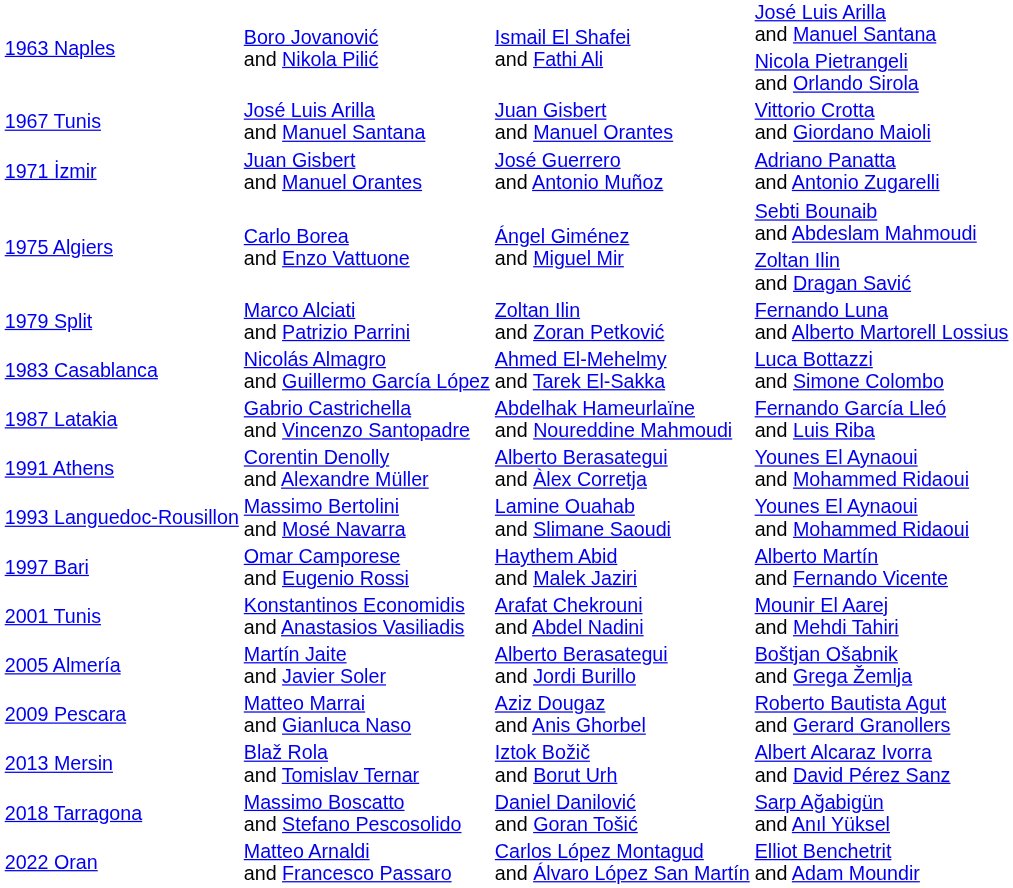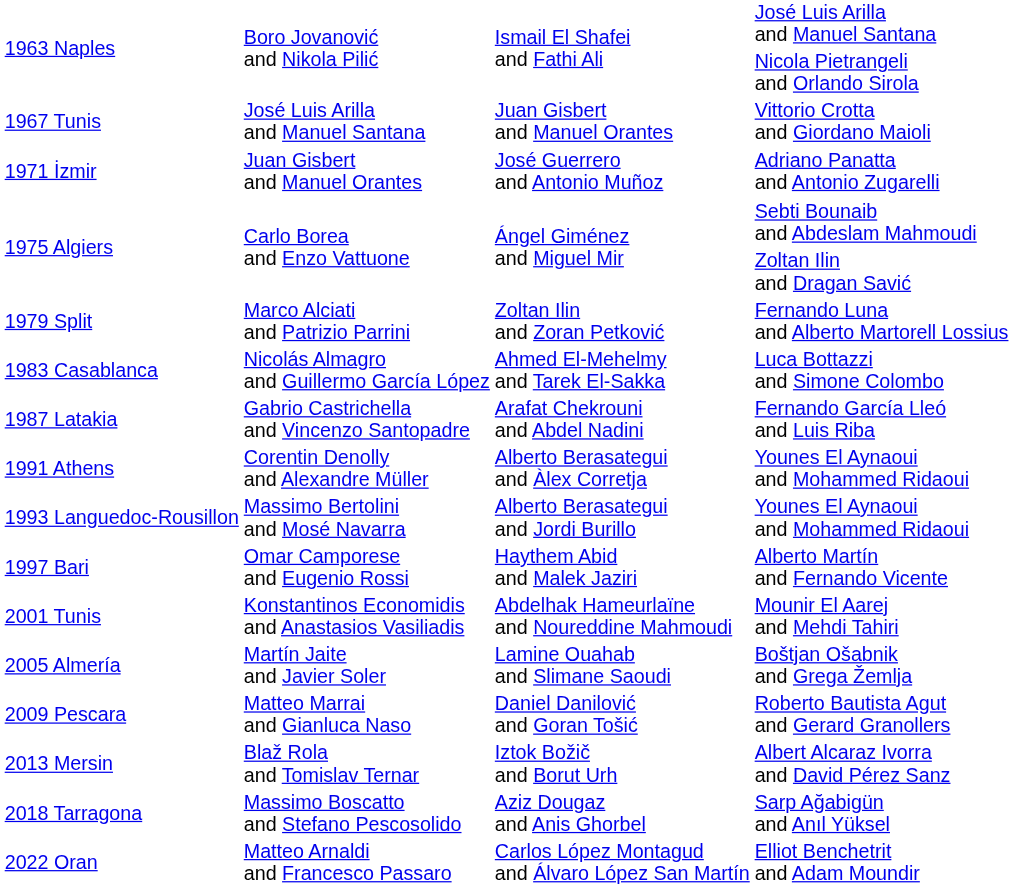(614, 419) Abdelhak Hameurlaïne and Noureddine Mahmoudi -> (569, 419) Arafat Chekrouni and Abdel Nadini
(583, 518) Lamine Ouahab and Slimane Saoudi -> (581, 518) Alberto Berasategui and Jordi Burillo
(569, 616) Arafat Chekrouni and Abdel Nadini -> (614, 616) Abdelhak Hameurlaïne and Noureddine Mahmoudi
(581, 665) Alberto Berasategui and Jordi Burillo -> (583, 665) Lamine Ouahab and Slimane Saoudi
(570, 714) Aziz Dougaz and Anis Ghorbel -> (566, 714) Daniel Danilović and Goran Tošić
(566, 813) Daniel Danilović and Goran Tošić -> (570, 813) Aziz Dougaz and Anis Ghorbel
